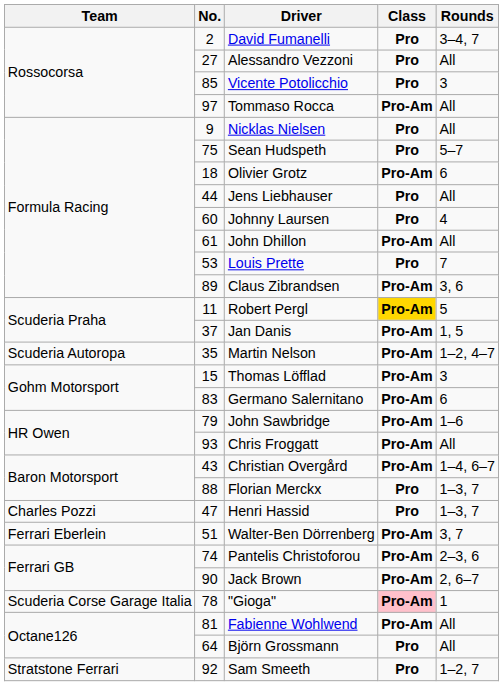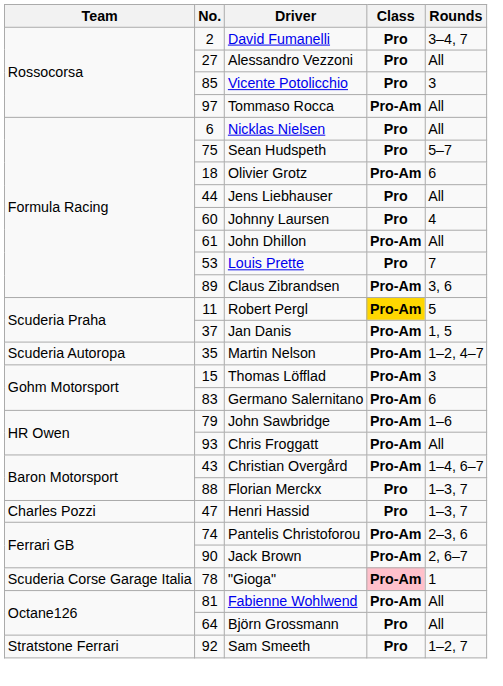(210, 129) 9 -> (210, 129) 6
- row: (301, 534)
